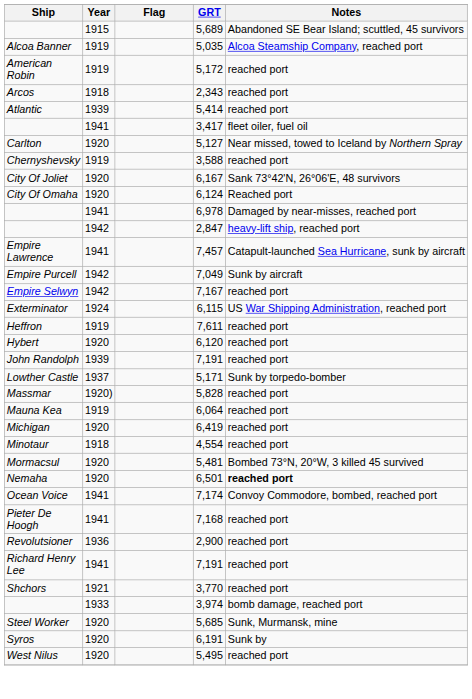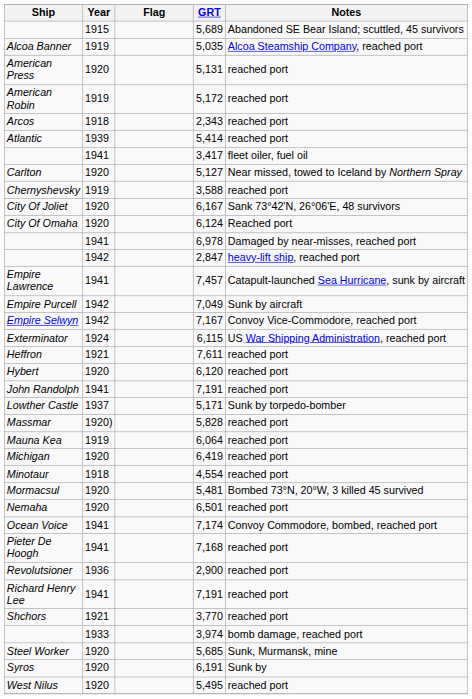+ row: (29, 70)
(258, 292) reached port -> (322, 321) Convoy Vice-Commodore, reached port
(97, 326) 1919 -> (97, 355) 1921
(97, 360) 1939 -> (97, 389) 1941
(260, 479) bold -> (258, 508) normal
